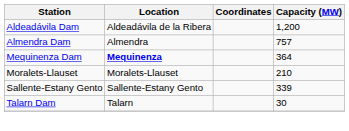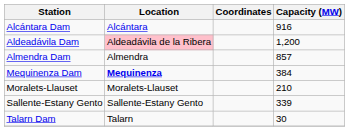+ row: (38, 27)
(159, 27) no background -> (159, 42) pink background
(284, 42) 757 -> (284, 57) 857
(284, 57) 364 -> (284, 73) 384
